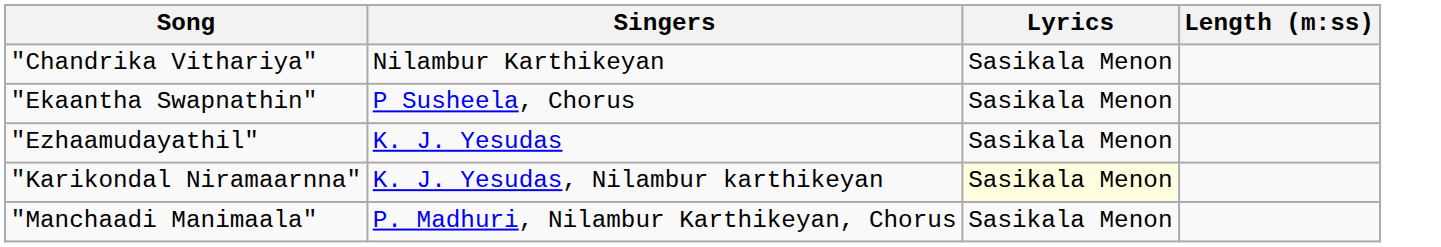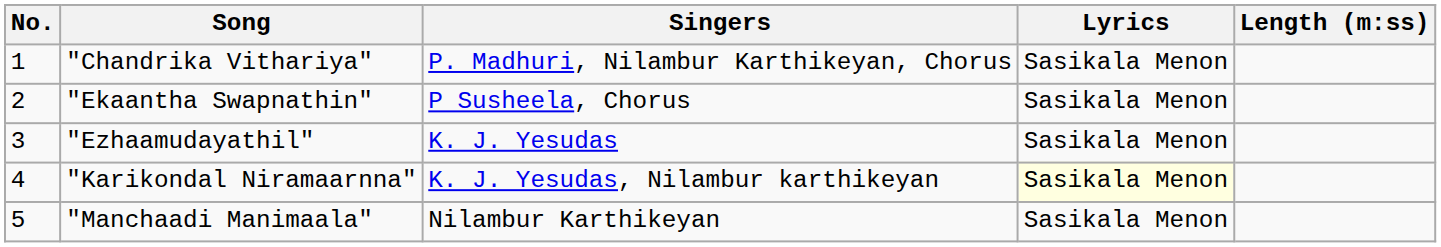+ column: (33, 25)
(519, 64) Nilambur Karthikeyan -> (720, 64) P. Madhuri, Nilambur Karthikeyan, Chorus
(665, 221) P. Madhuri, Nilambur Karthikeyan, Chorus -> (574, 221) Nilambur Karthikeyan
